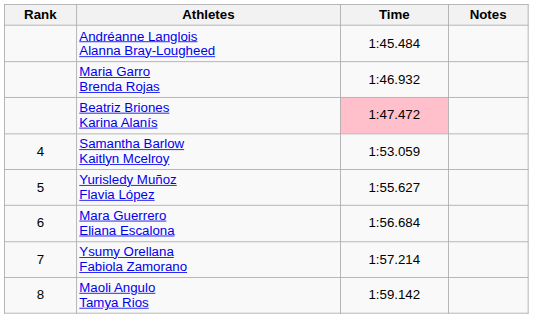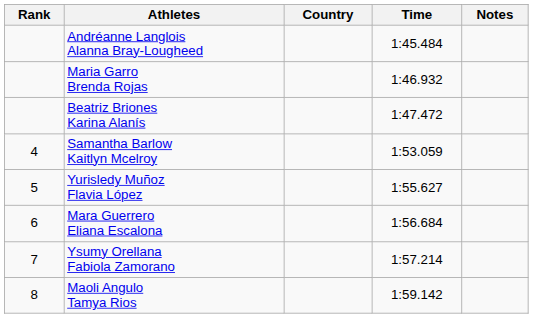+ column: (328, 15)
(394, 115) pink background -> (417, 115) no background
